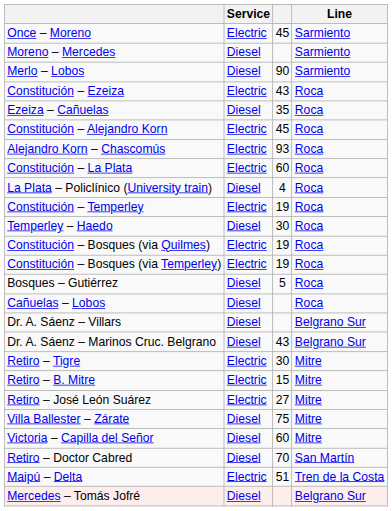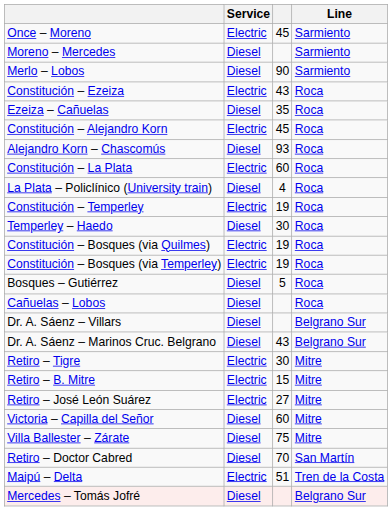(247, 149) Electric -> (244, 149) Diesel
rows swapped: (80, 438) <-> (68, 419)
